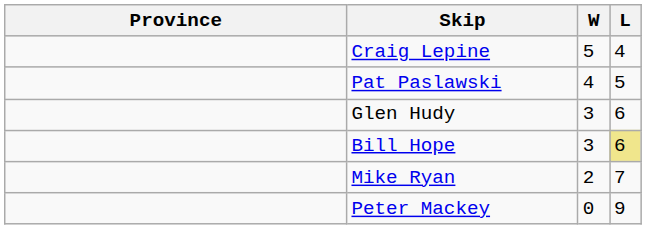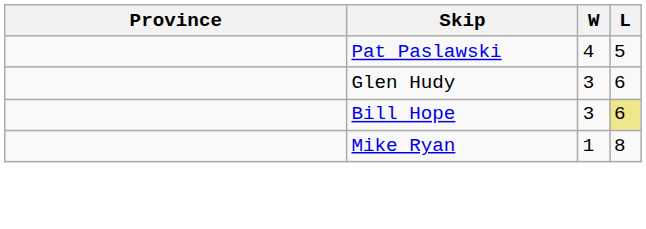- row: (421, 52)
(588, 177) 2 -> (588, 146) 1
(620, 177) 7 -> (620, 146) 8
- row: (421, 209)
